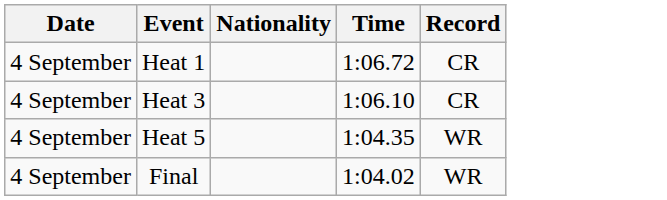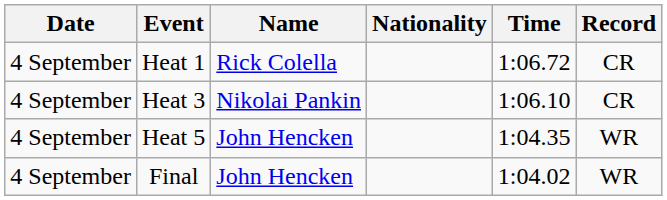+ column: (289, 23)
